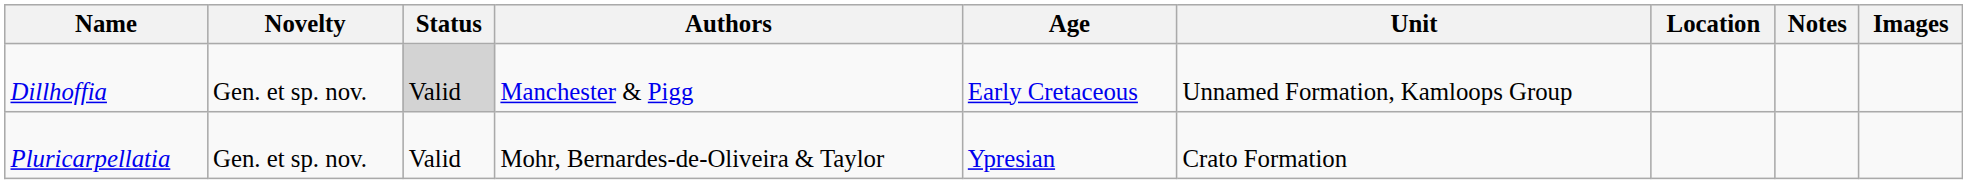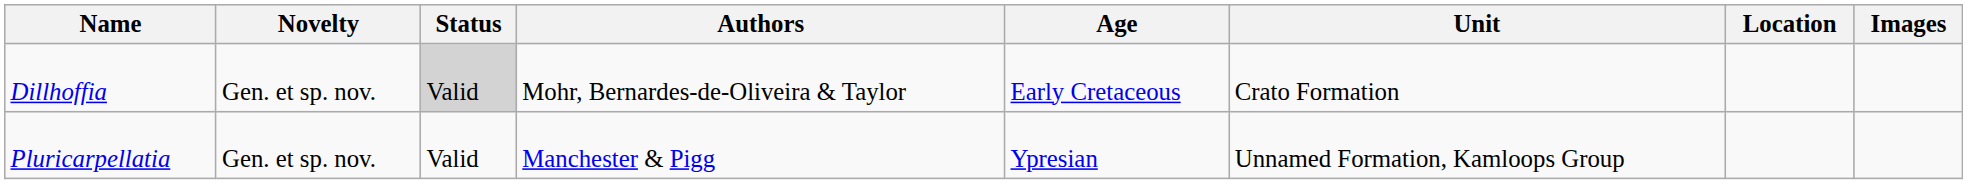- column: (1817, 24)
(597, 91) Manchester & Pigg -> (714, 91) Mohr, Bernardes-de-Oliveira & Taylor
(1377, 91) Unnamed Formation, Kamloops Group -> (1317, 91) Crato Formation
(692, 158) Mohr, Bernardes-de-Oliveira & Taylor -> (619, 158) Manchester & Pigg
(1265, 158) Crato Formation -> (1430, 158) Unnamed Formation, Kamloops Group
